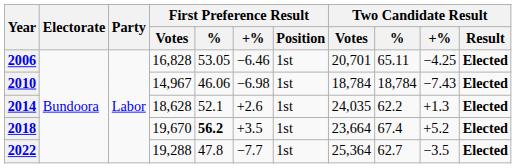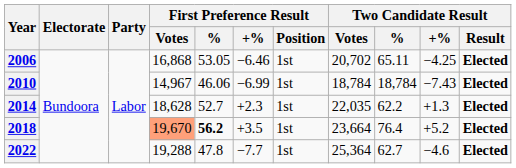(172, 60) 16,828 -> (172, 60) 16,868
(351, 60) 20,701 -> (351, 60) 20,702
(253, 83) −6.98 -> (253, 83) −6.99
(211, 106) 52.1 -> (211, 106) 52.7
(250, 106) +2.6 -> (250, 106) +2.3
(351, 106) 24,035 -> (351, 106) 22,035
(172, 128) no background -> (172, 128) lightsalmon background
(390, 128) 67.4 -> (390, 128) 76.4
(436, 151) −3.5 -> (436, 151) −4.6
